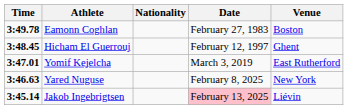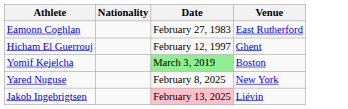- column: (23, 12)
(288, 29) Boston -> (269, 29) East Rutherford
(222, 63) no background -> (184, 63) lightgreen background
(307, 63) East Rutherford -> (251, 63) Boston
